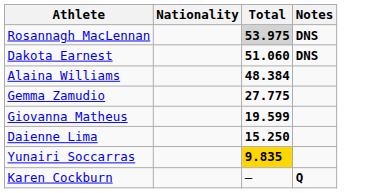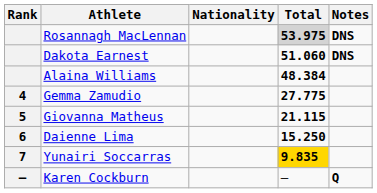+ column: (22, 15)
(267, 116) 19.599 -> (303, 116) 21.115
